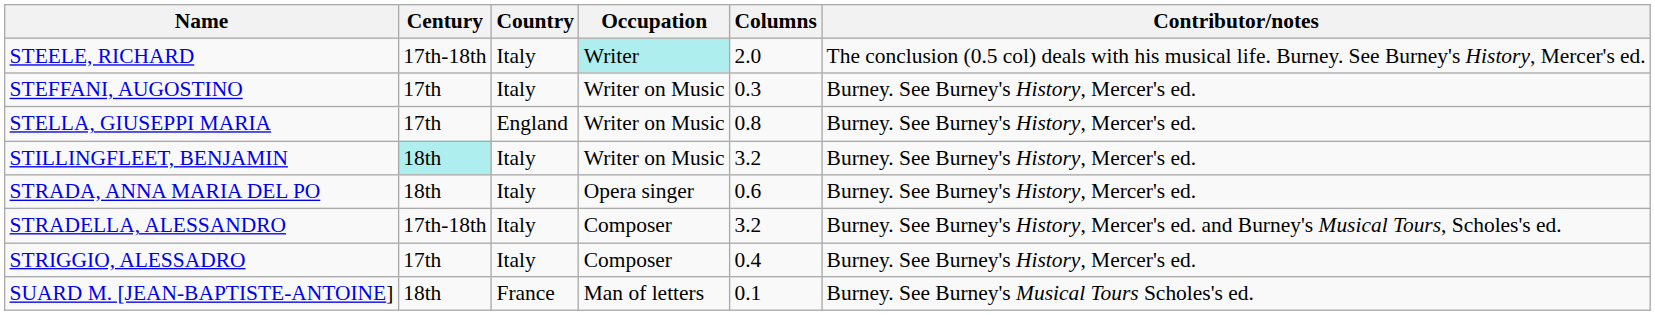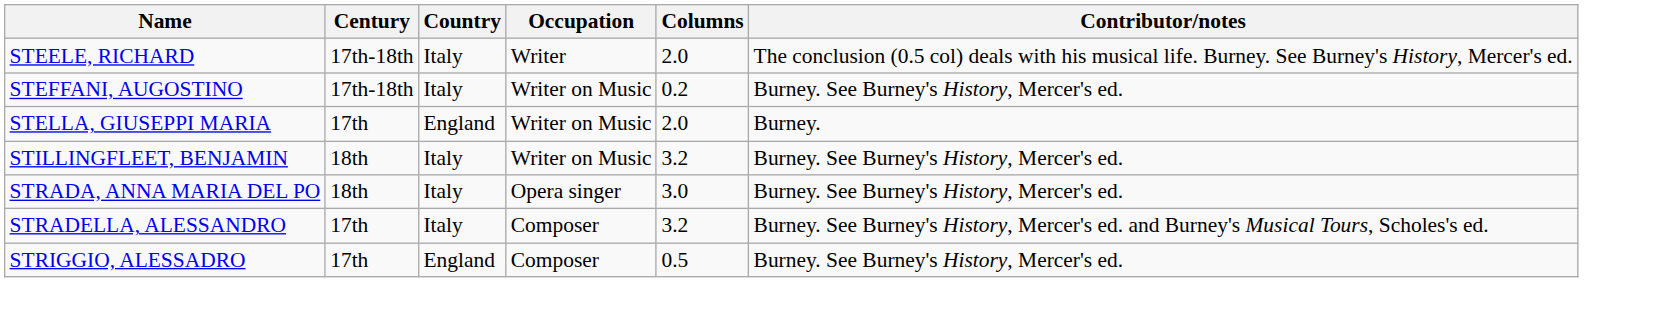(611, 55) paleturquoise background -> (538, 55) no background
(422, 89) 17th -> (372, 89) 17th-18th
(748, 89) 0.3 -> (675, 89) 0.2
(748, 123) 0.8 -> (675, 123) 2.0
(1011, 123) Burney. See Burney's History, Mercer's ed. -> (787, 123) Burney.
(422, 157) paleturquoise background -> (349, 157) no background
(748, 191) 0.6 -> (675, 191) 3.0
(445, 225) 17th-18th -> (349, 225) 17th
(516, 259) Italy -> (459, 259) England
(748, 259) 0.4 -> (675, 259) 0.5
- row: (201, 293)
